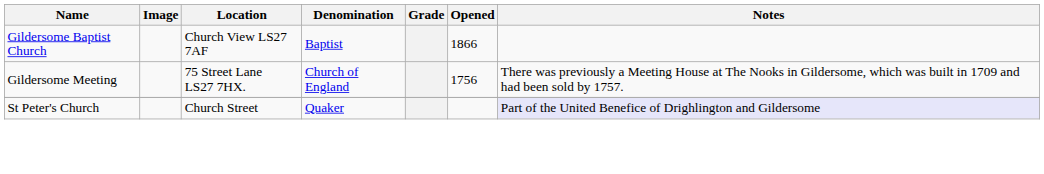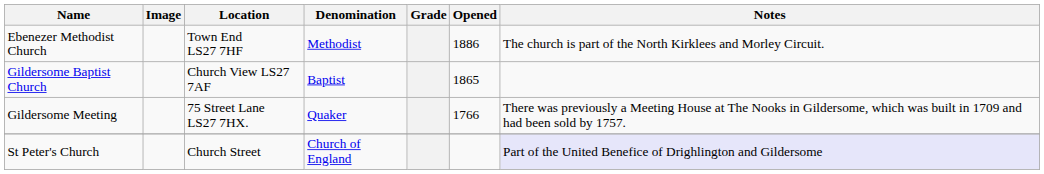+ row: (61, 43)
(464, 43) 1866 -> (466, 79) 1865
(332, 79) Church of England -> (327, 115) Quaker
(464, 79) 1756 -> (466, 115) 1766
(324, 108) Quaker -> (334, 151) Church of England
